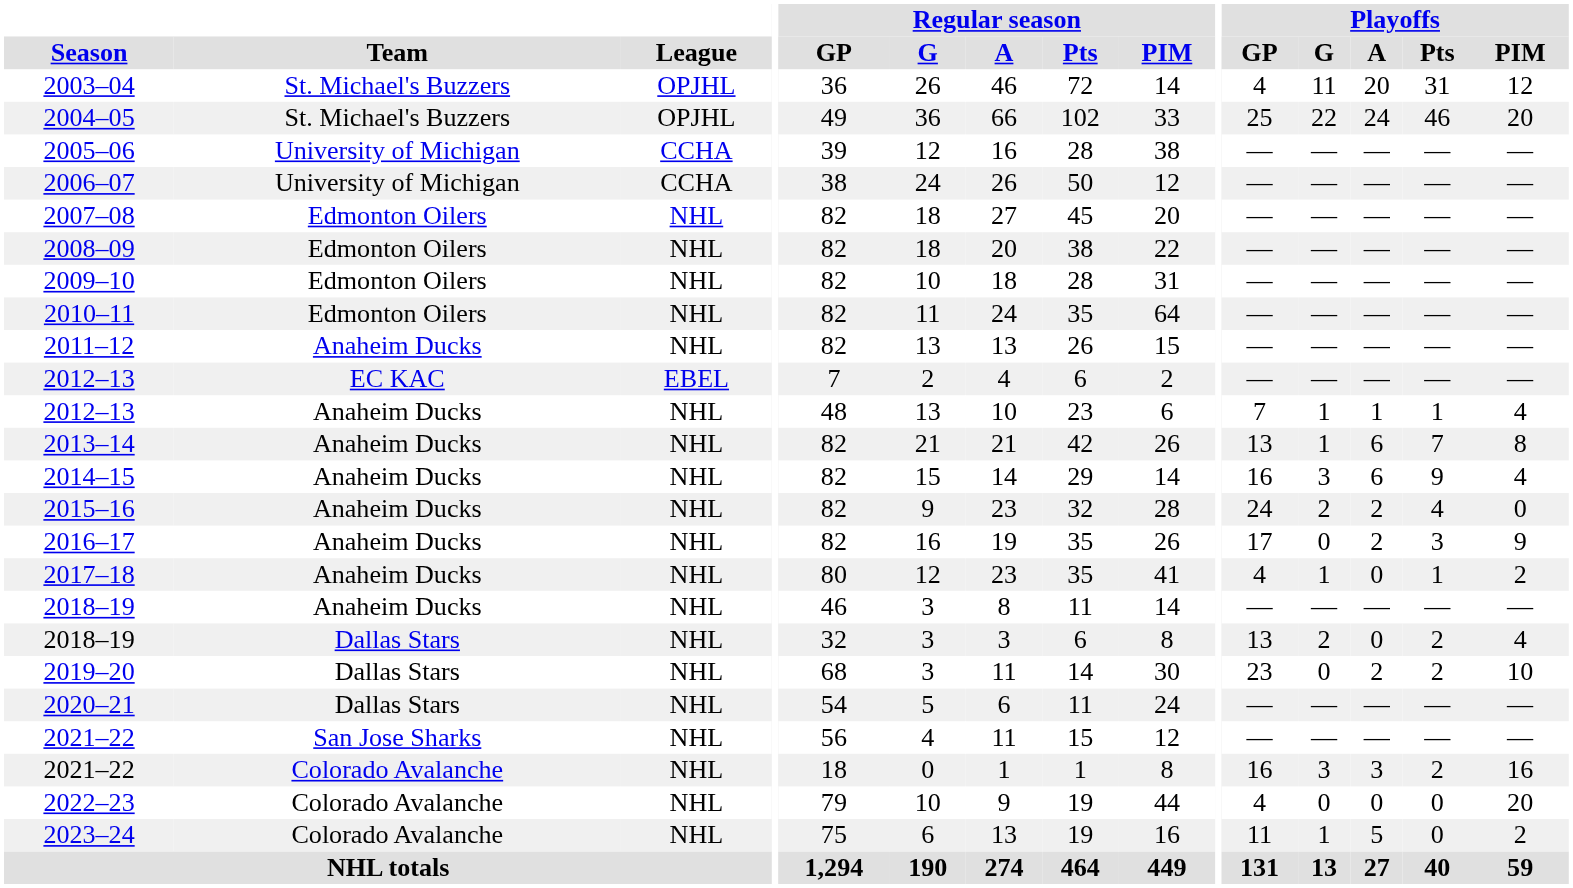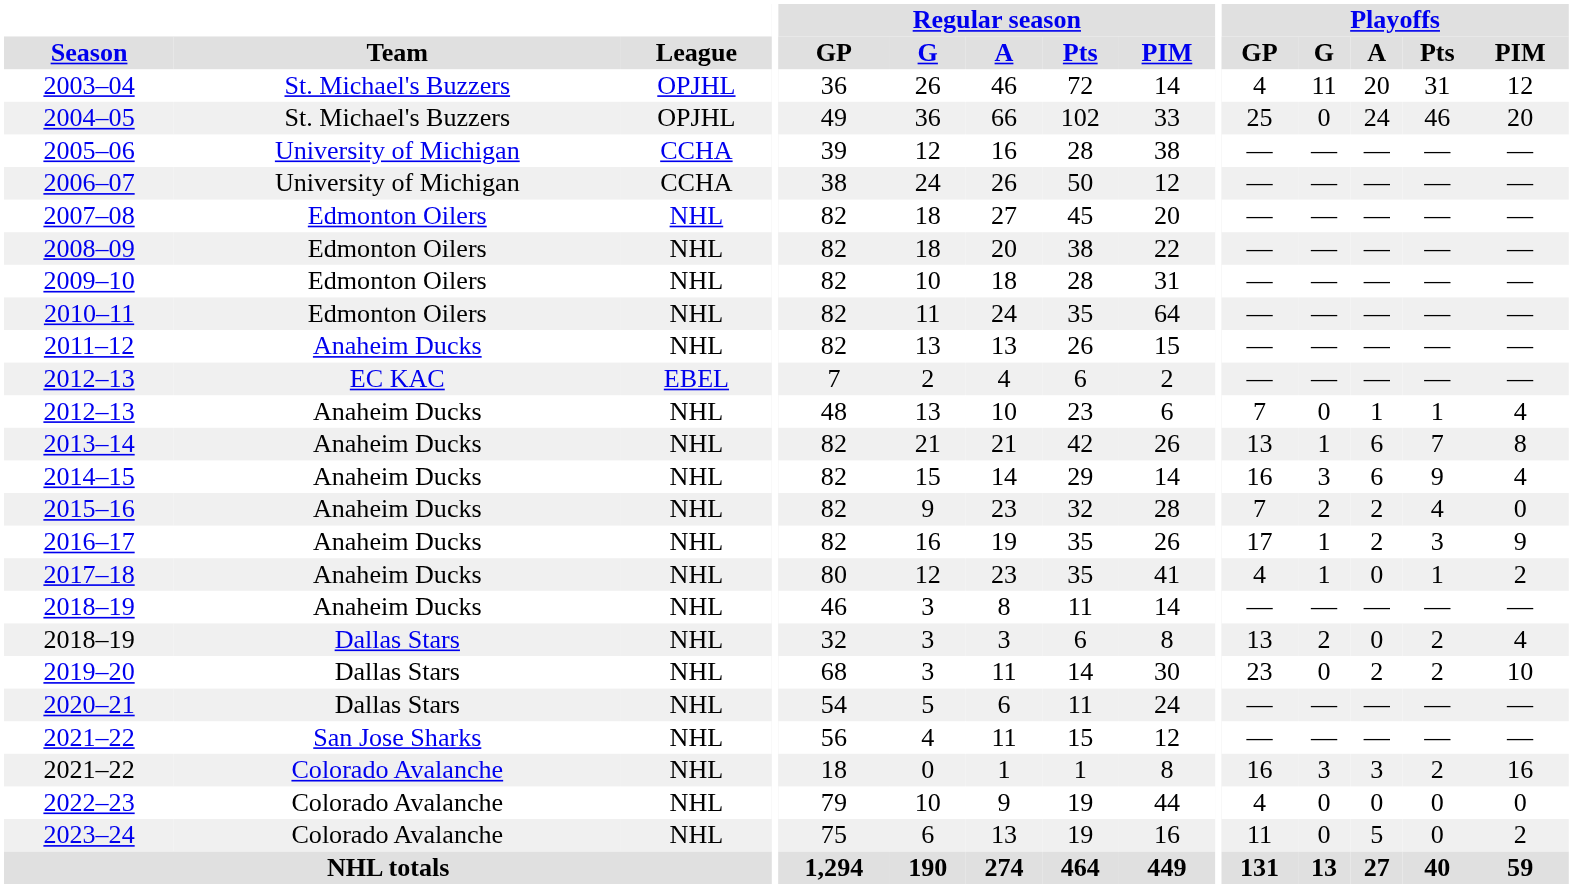(1324, 117) 22 -> (1324, 117) 0
(1324, 411) 1 -> (1324, 411) 0
(1259, 508) 24 -> (1259, 508) 7
(1324, 541) 0 -> (1324, 541) 1
(1520, 802) 20 -> (1520, 802) 0
(1324, 834) 1 -> (1324, 834) 0
